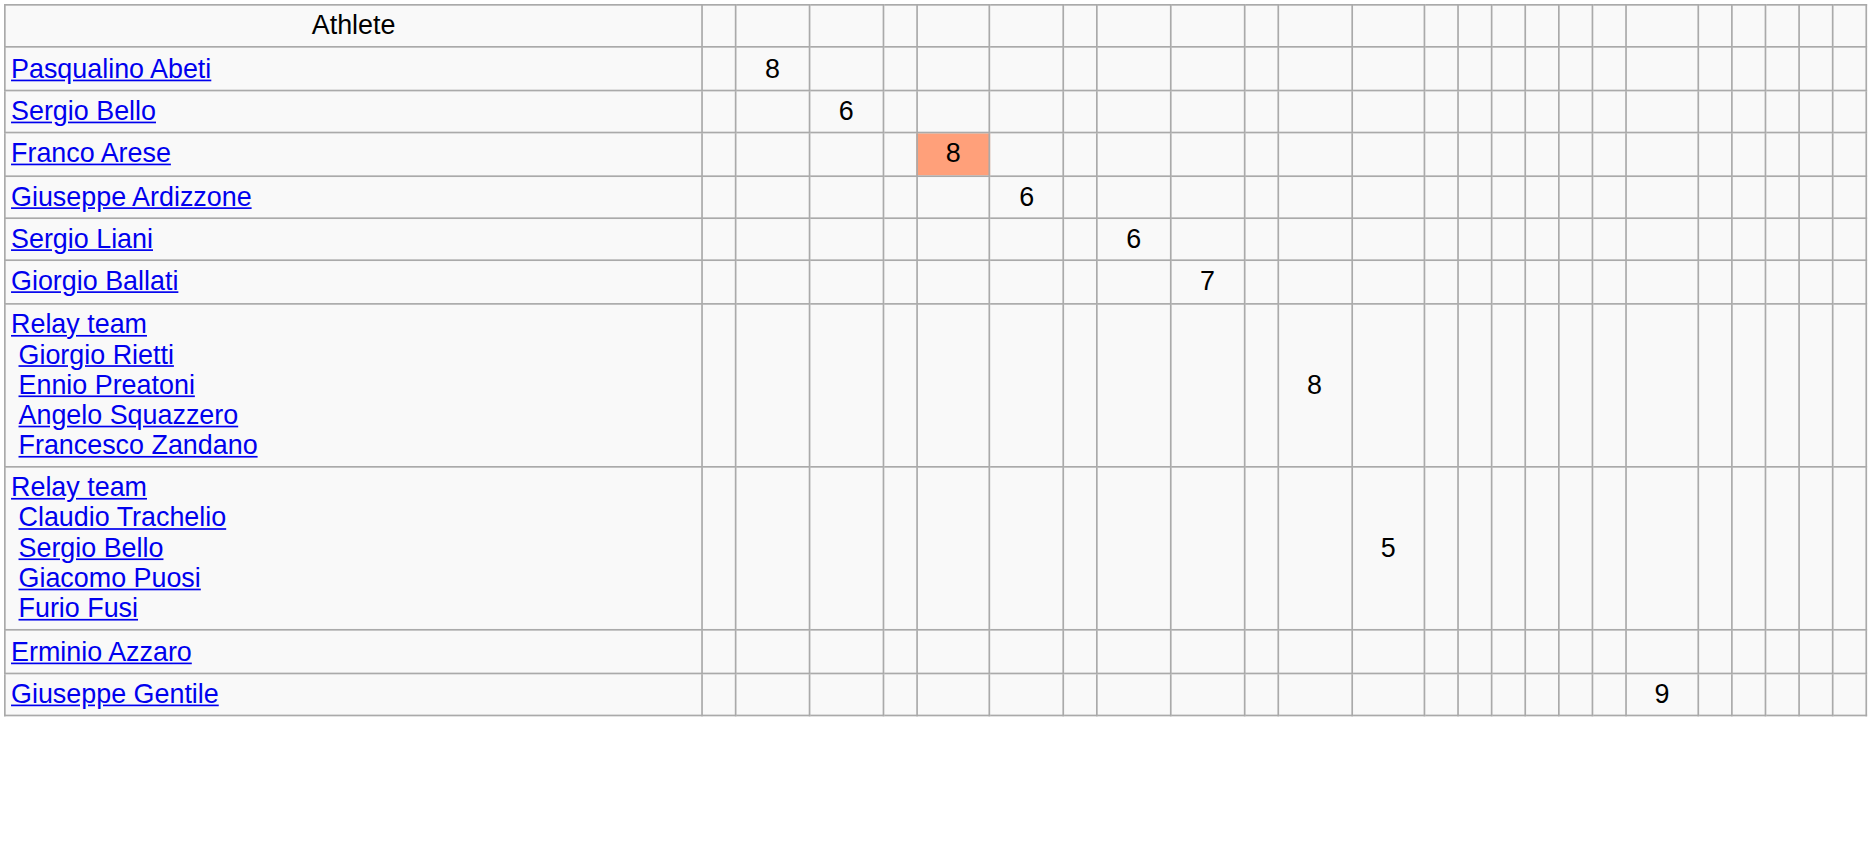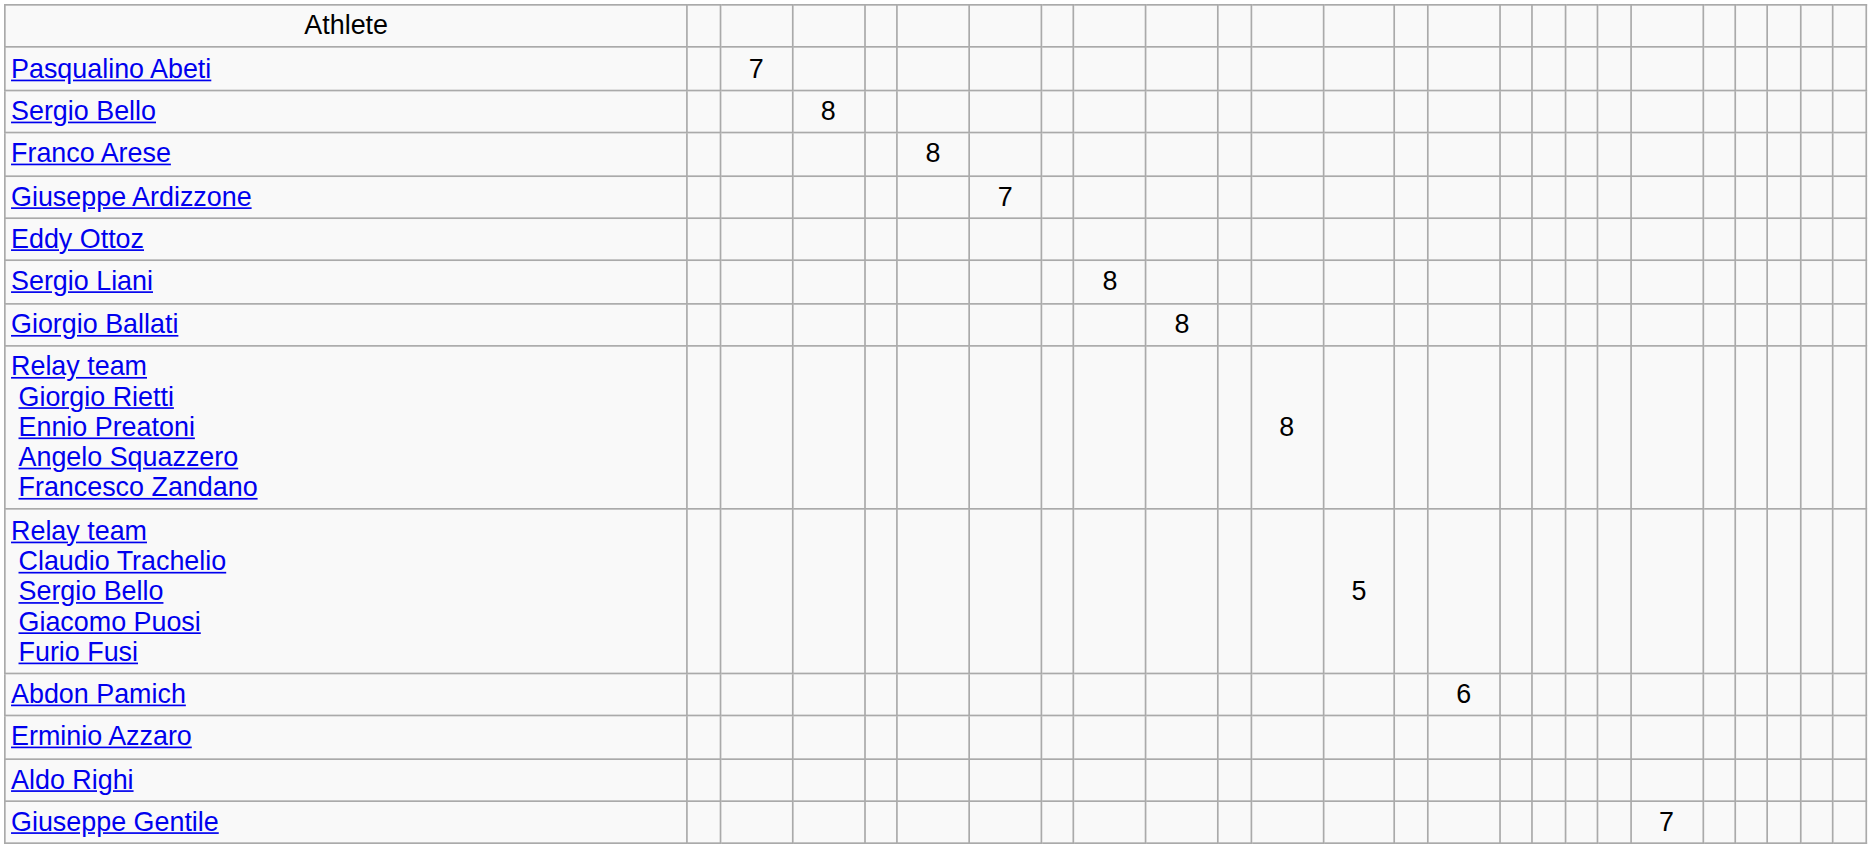(772, 68) 8 -> (756, 68) 7
(846, 111) 6 -> (828, 111) 8
(953, 153) lightsalmon background -> (933, 153) no background
(1027, 196) 6 -> (1005, 196) 7
+ row: (78, 238)
(1134, 238) 6 -> (1110, 281) 8
(1208, 281) 7 -> (1182, 324) 8
+ row: (98, 694)
+ row: (72, 779)
(1662, 694) 9 -> (1666, 821) 7
